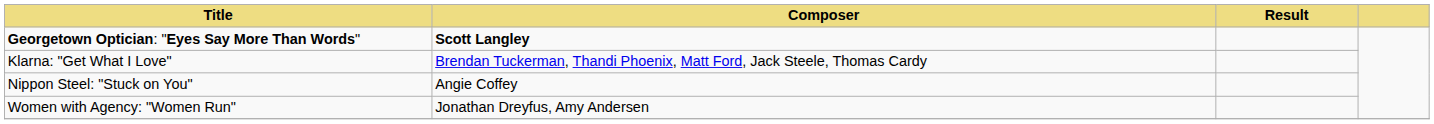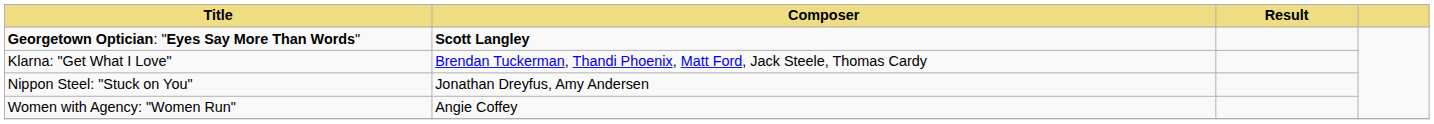(476, 84) Angie Coffey -> (542, 84) Jonathan Dreyfus, Amy Andersen
(542, 107) Jonathan Dreyfus, Amy Andersen -> (476, 107) Angie Coffey
